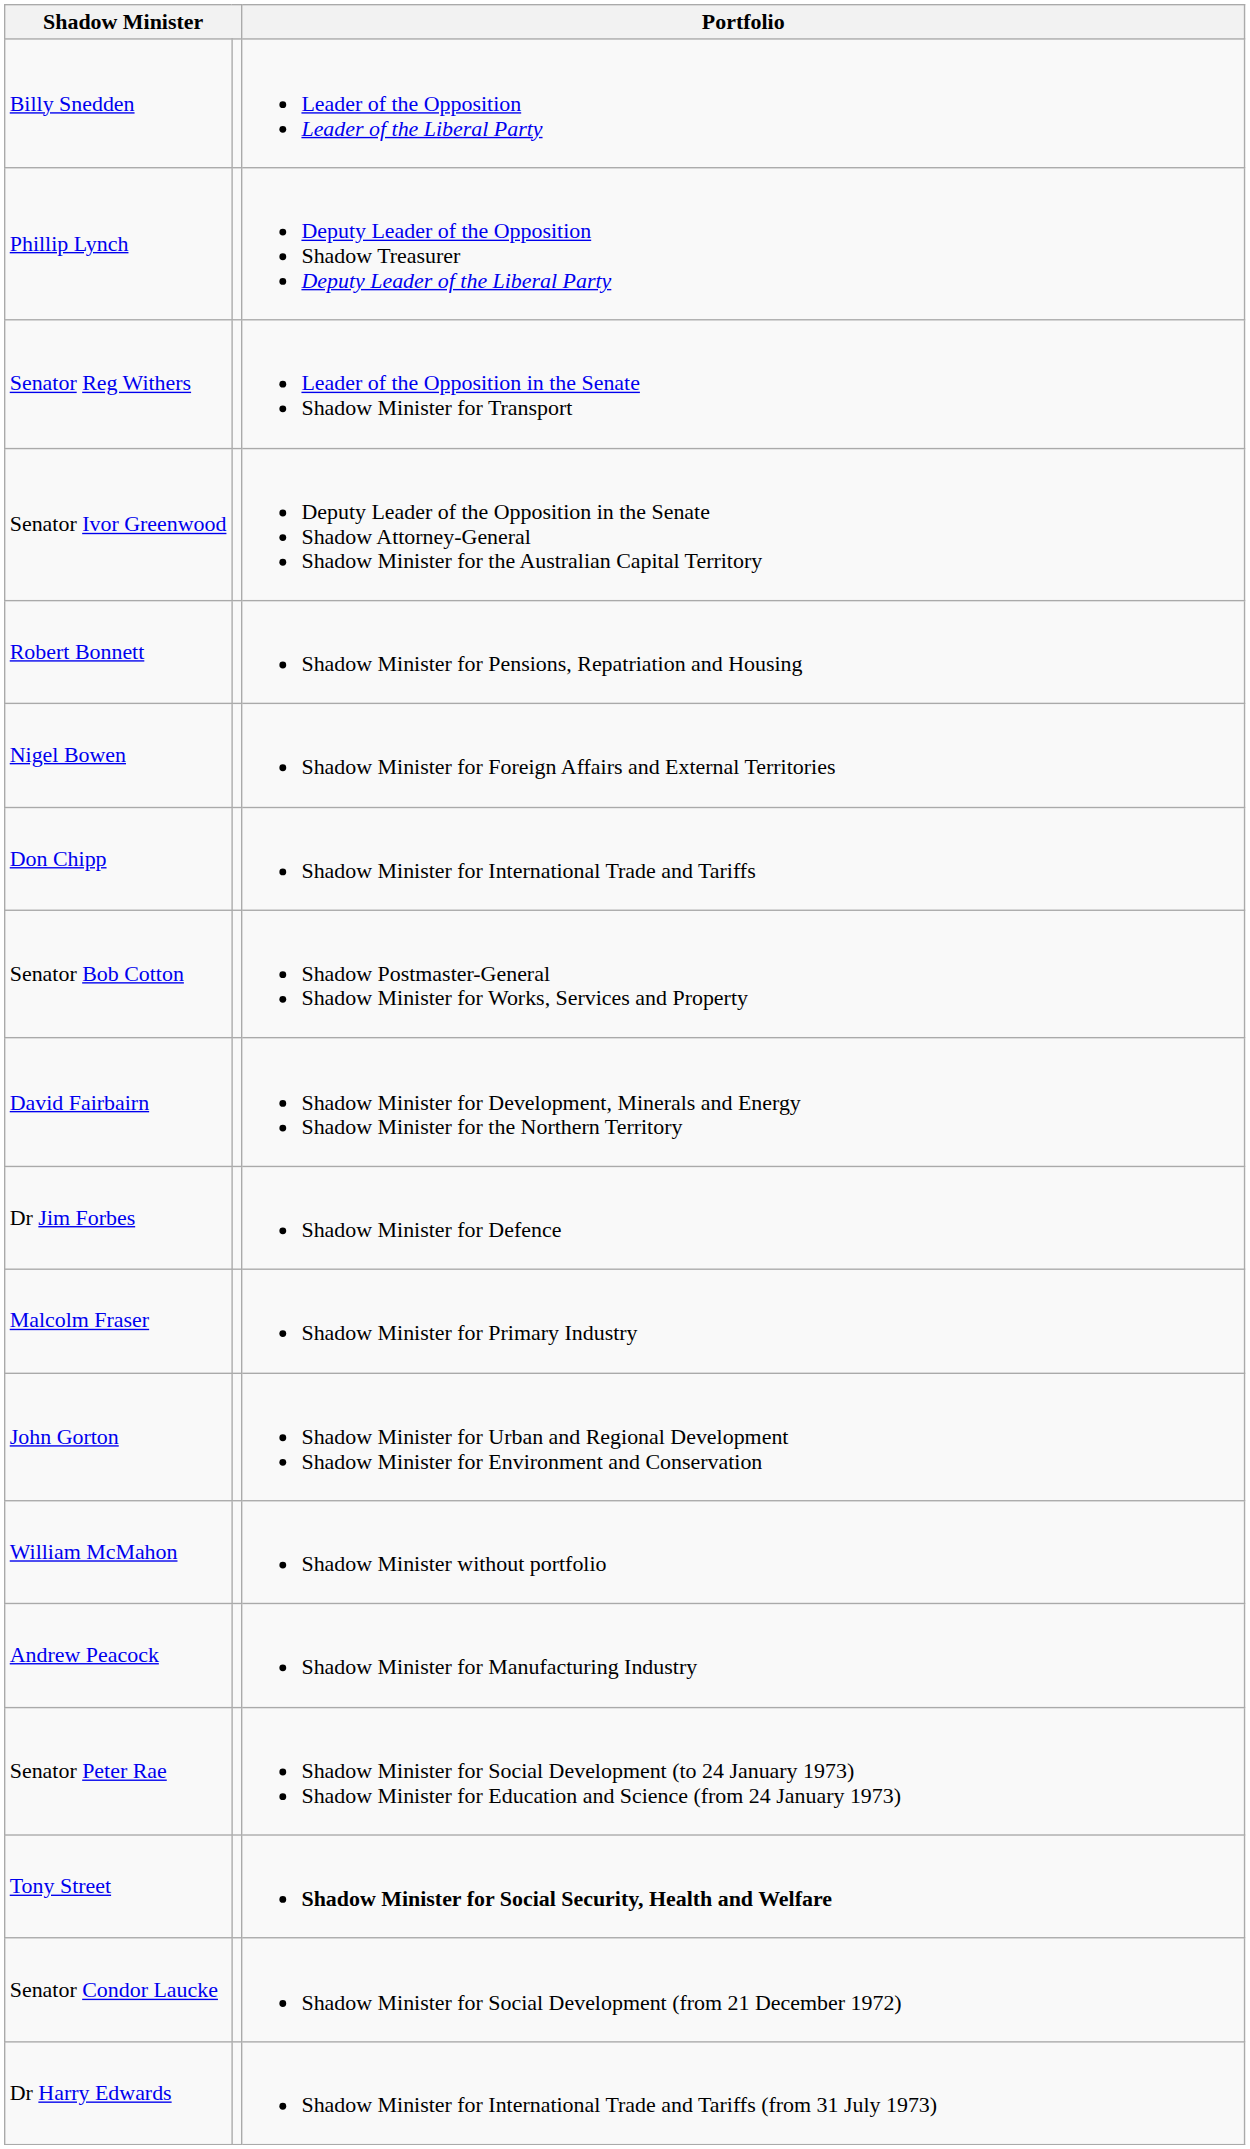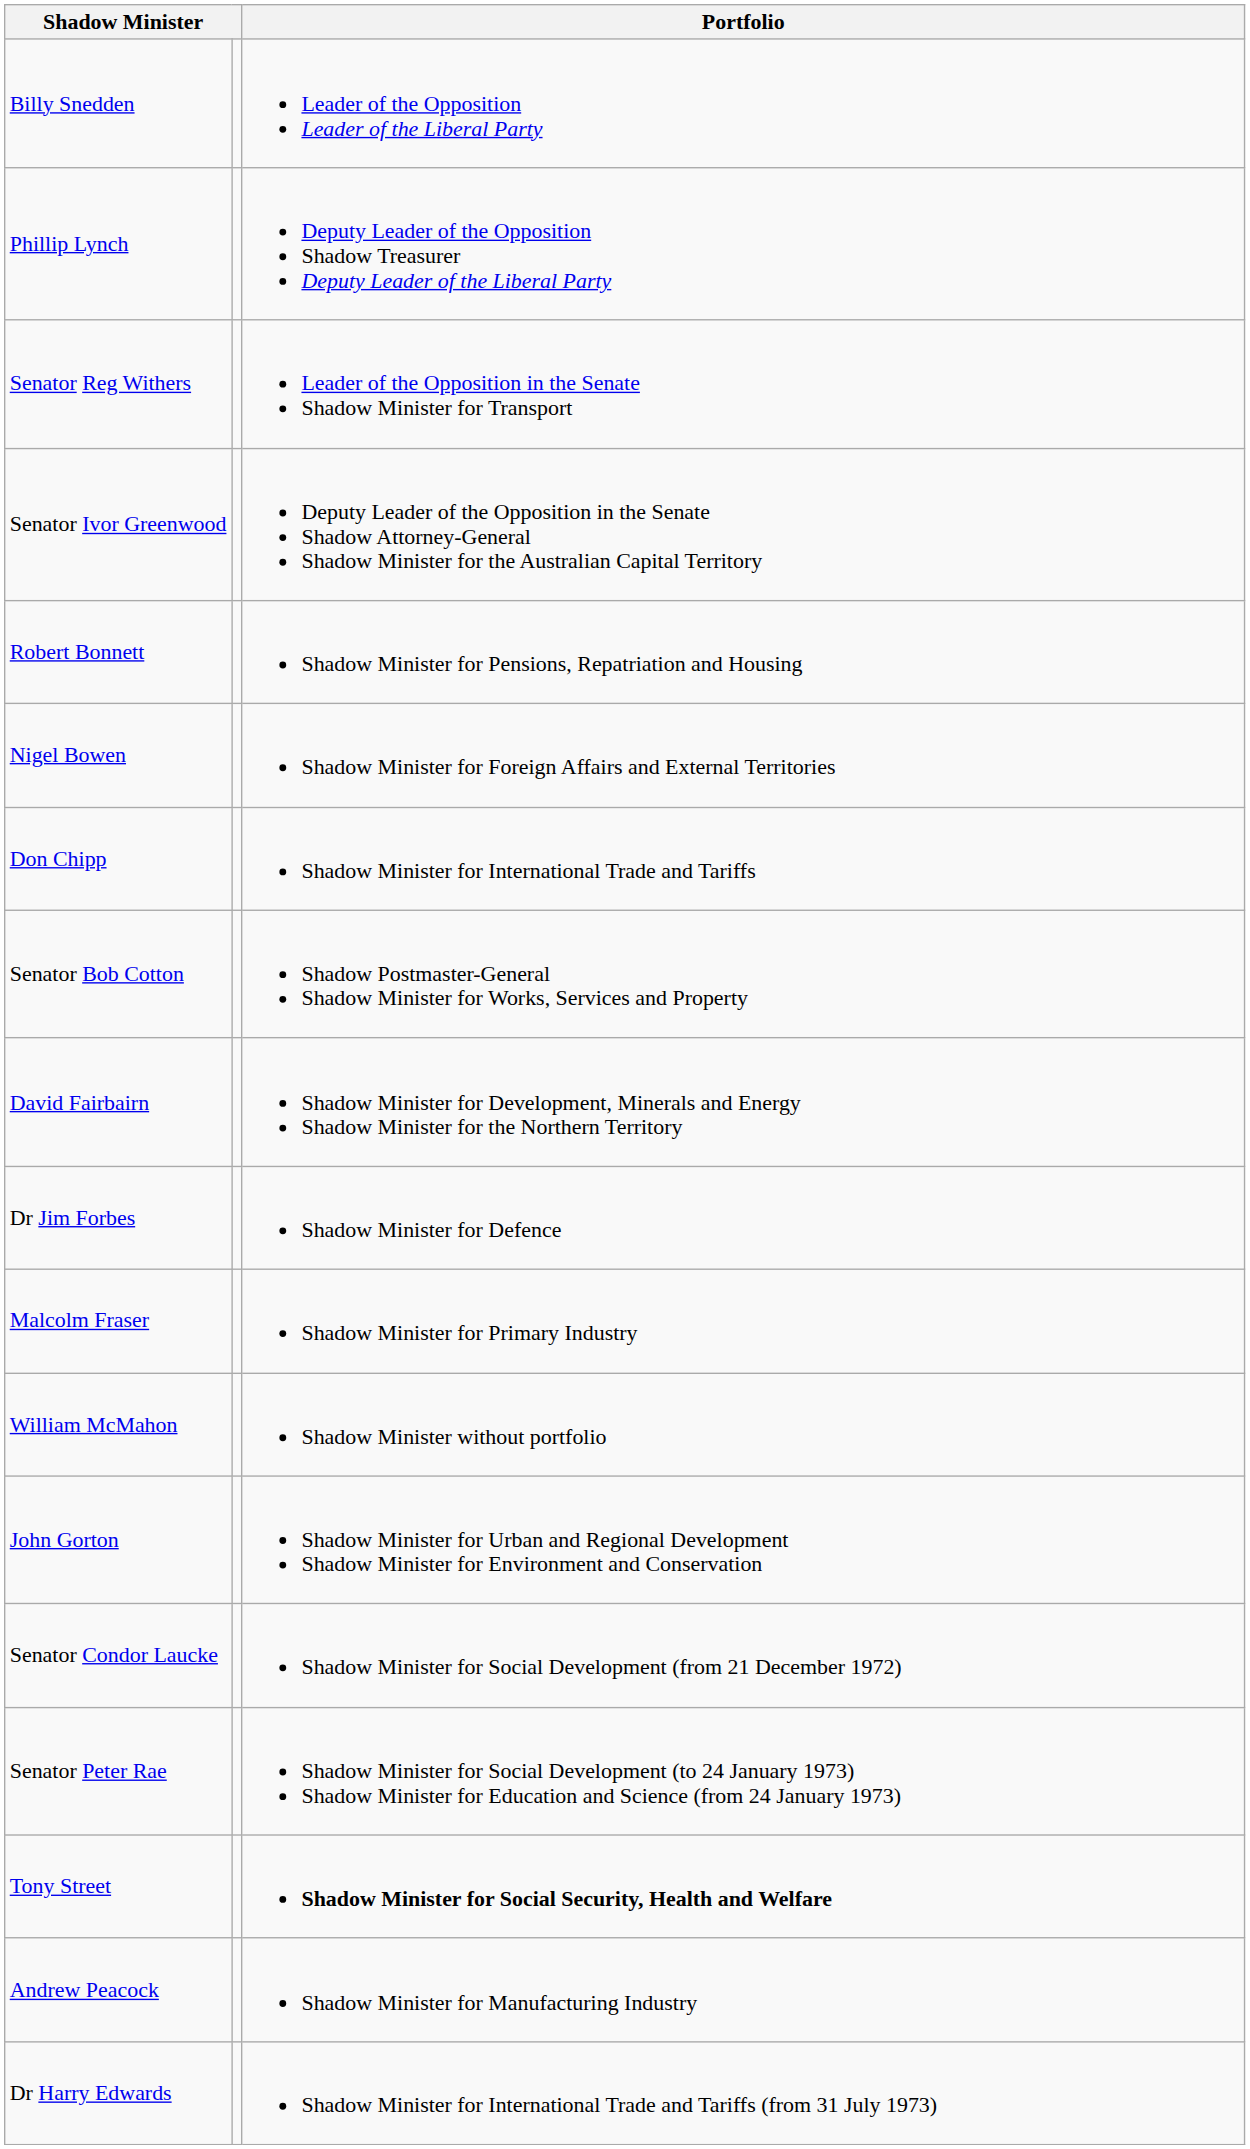rows swapped: (64, 1436) <-> (94, 1552)
rows swapped: (84, 1655) <-> (114, 1989)
